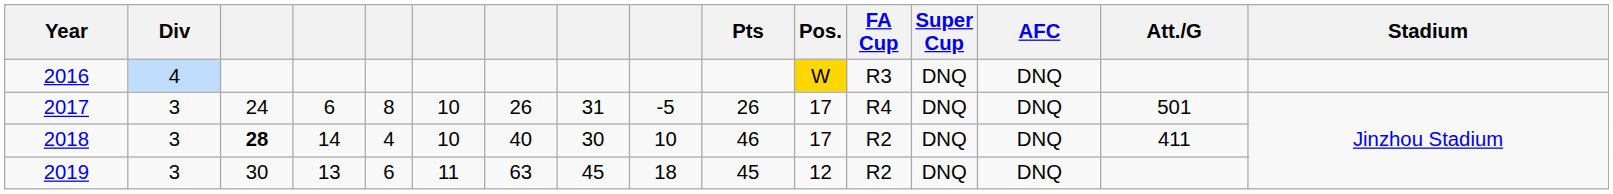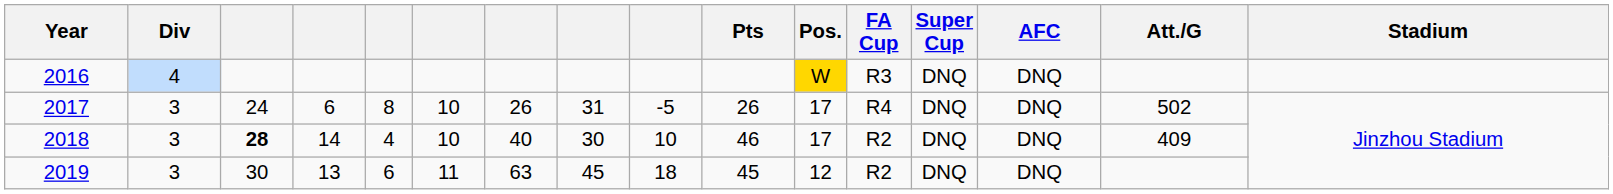(1174, 107) 501 -> (1174, 107) 502
(1174, 140) 411 -> (1174, 140) 409
